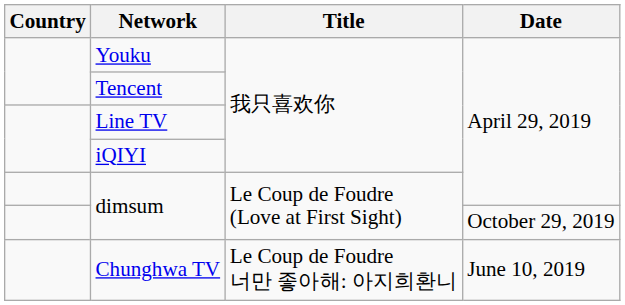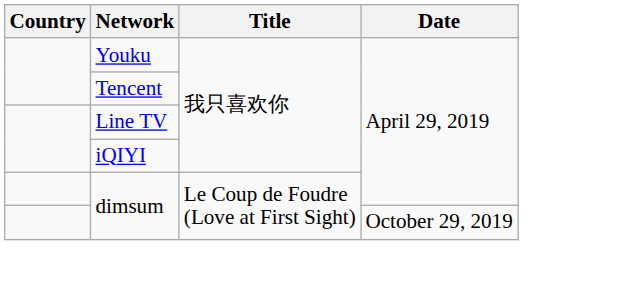- row: (158, 269)
